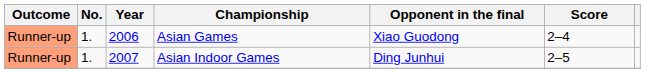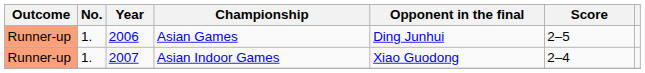(416, 36) Xiao Guodong -> (409, 36) Ding Junhui
(559, 36) 2–4 -> (559, 36) 2–5
(409, 57) Ding Junhui -> (416, 57) Xiao Guodong
(559, 57) 2–5 -> (559, 57) 2–4
